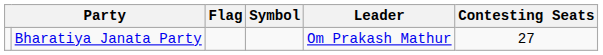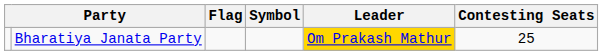(379, 39) no background -> (379, 39) gold background
(526, 39) 27 -> (526, 39) 25
